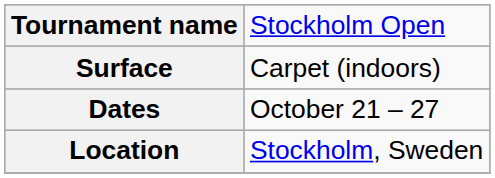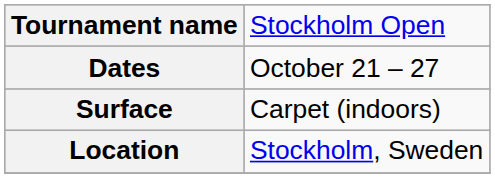rows swapped: (124, 109) <-> (124, 67)
